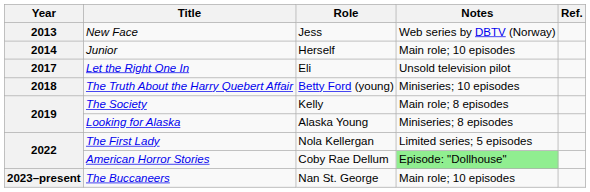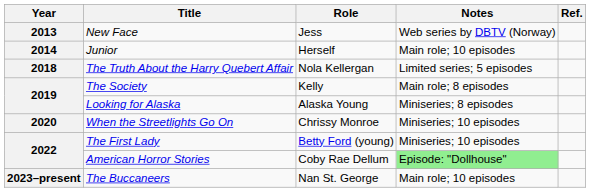- row: (138, 68)
(346, 86) Betty Ford (young) -> (336, 68) Nola Kellergan
(459, 86) Miniseries; 10 episodes -> (466, 68) Limited series; 5 episodes
+ row: (160, 123)
(336, 141) Nola Kellergan -> (346, 141) Betty Ford (young)
(466, 141) Limited series; 5 episodes -> (459, 141) Miniseries; 10 episodes
